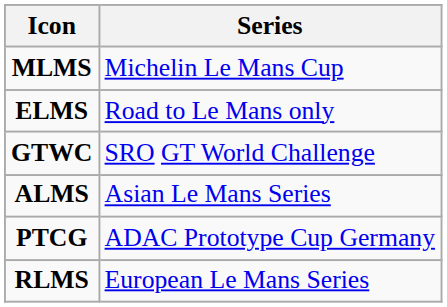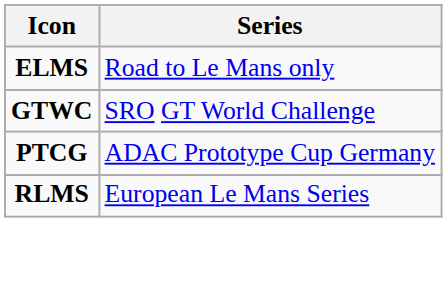- row: (52, 67)
- row: (52, 194)
